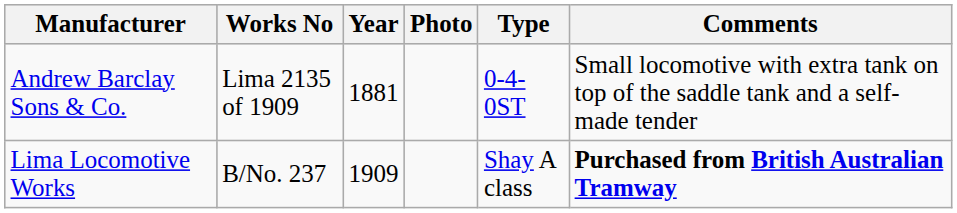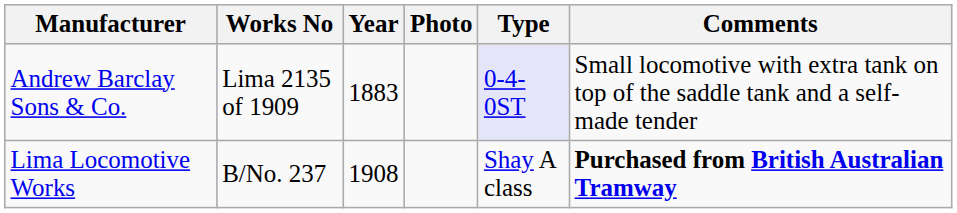(374, 91) 1881 -> (374, 91) 1883
(505, 91) no background -> (505, 91) lavender background
(374, 173) 1909 -> (374, 173) 1908
